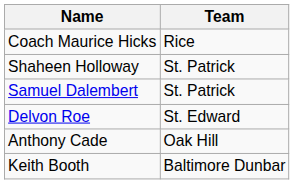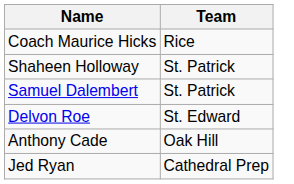- row: (49, 166)
+ row: (41, 166)
